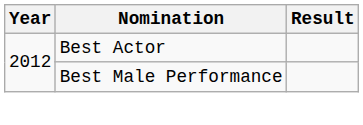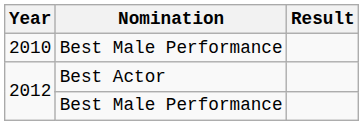+ row: (30, 48)
